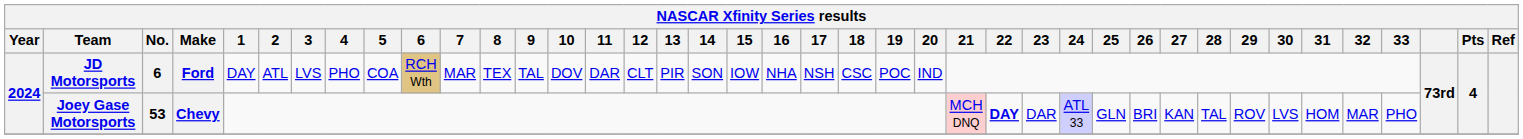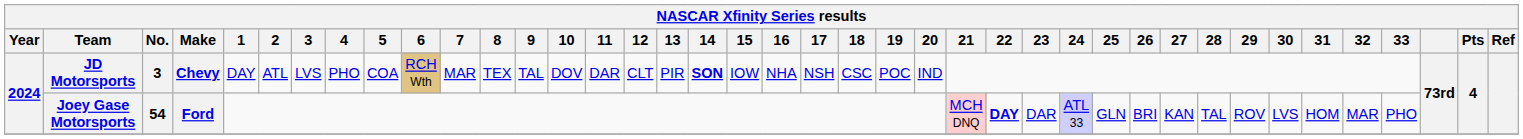(157, 73) 6 -> (157, 73) 3
(198, 73) Ford -> (198, 73) Chevy
(707, 73) normal -> (707, 73) bold
(157, 114) 53 -> (157, 114) 54
(198, 114) Chevy -> (198, 114) Ford
